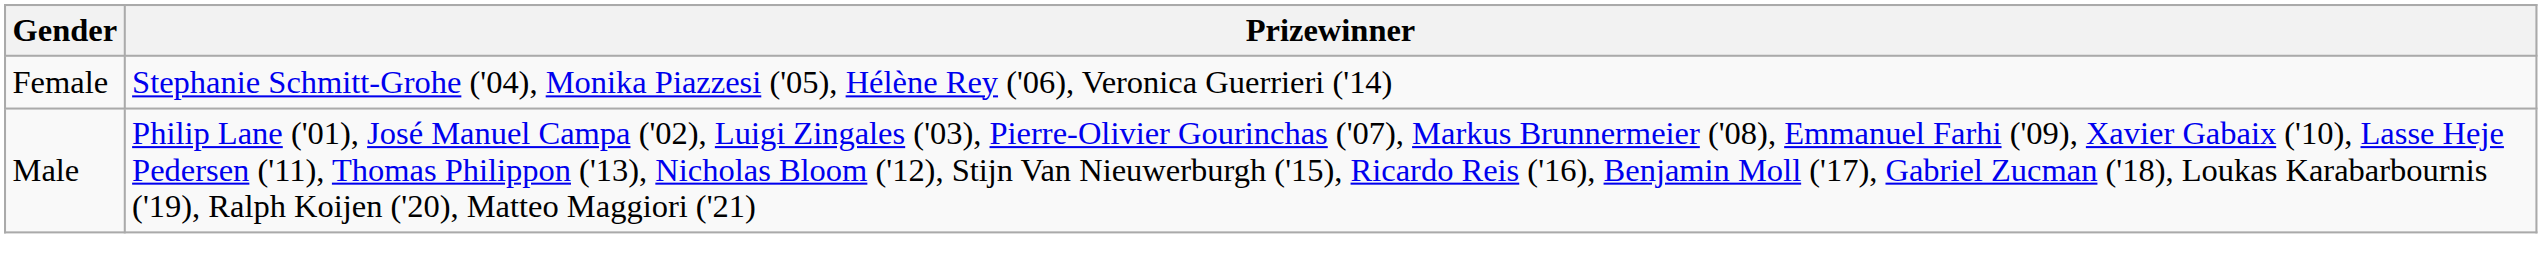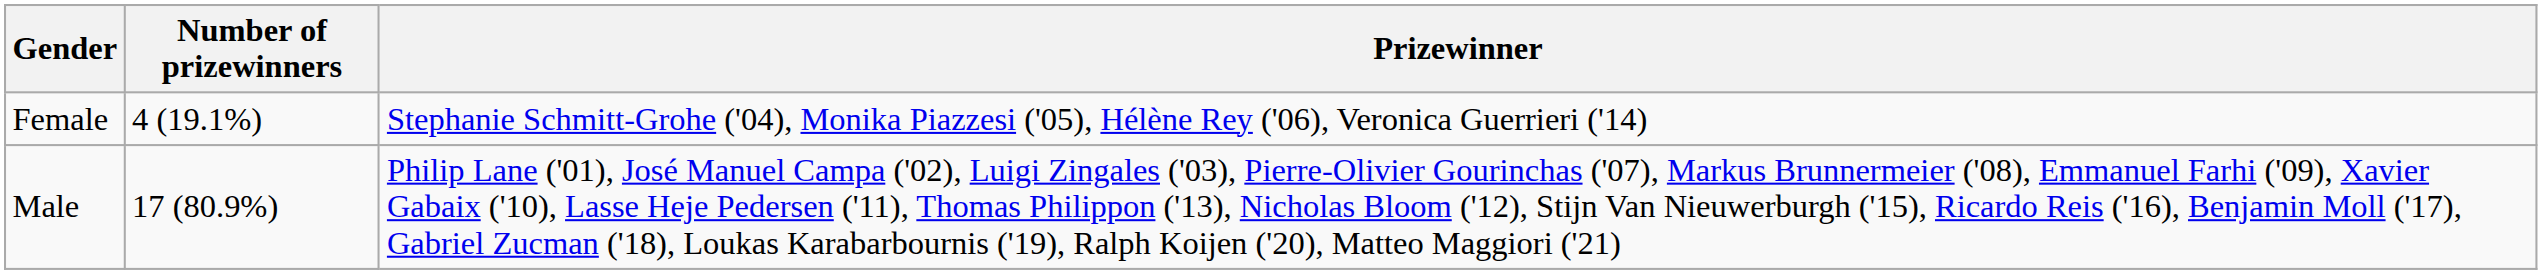+ column: (252, 48)
